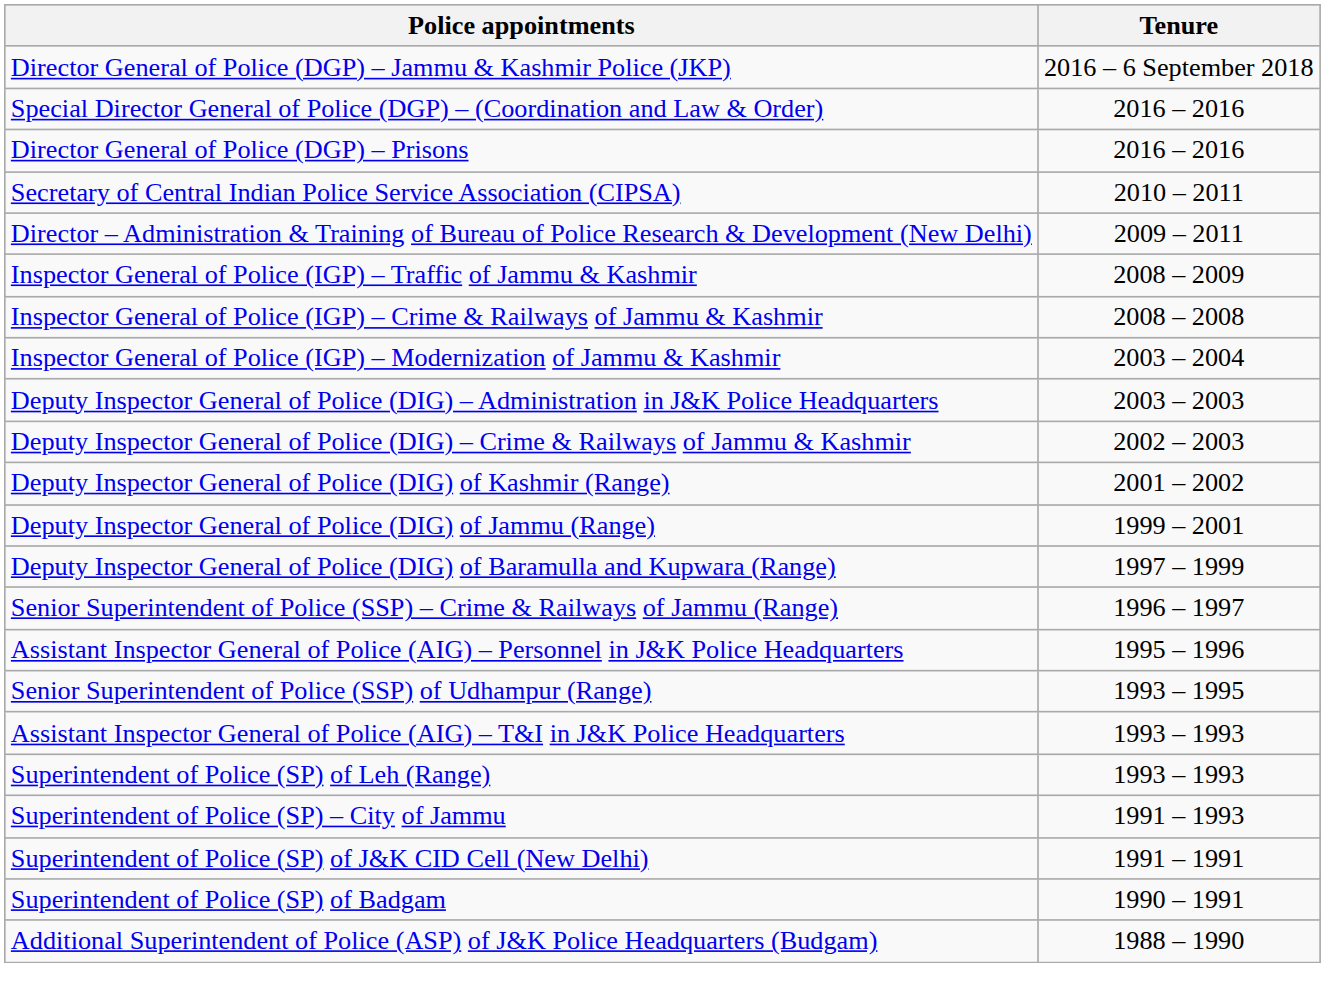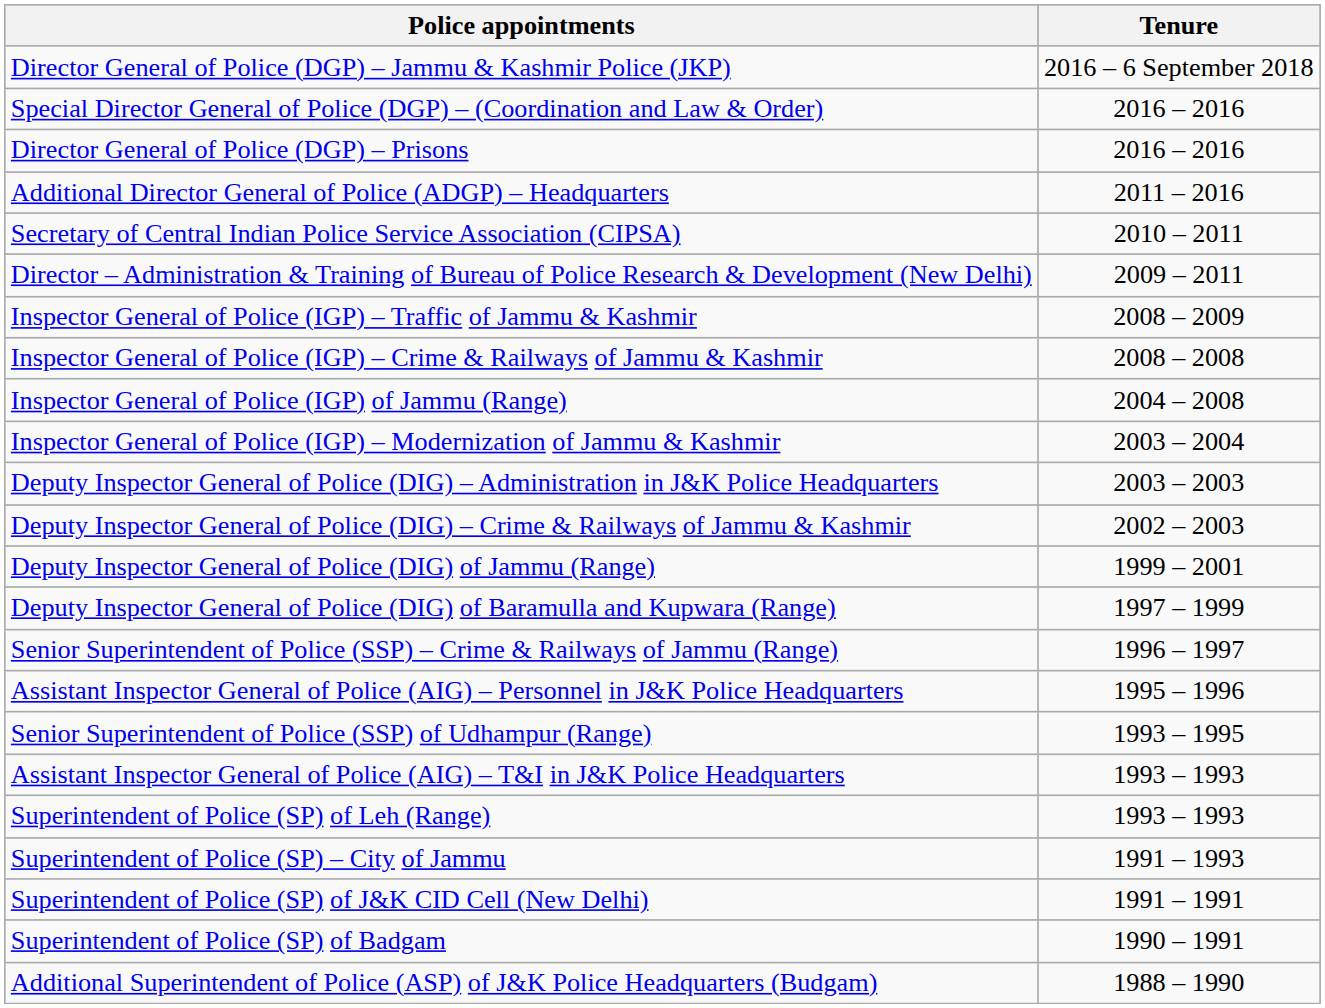+ row: (340, 191)
+ row: (289, 399)
- row: (340, 483)
